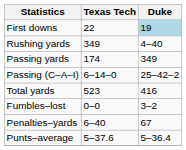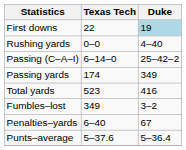(92, 43) 349 -> (92, 43) 0–0
rows swapped: (43, 75) <-> (38, 59)
(92, 106) 0–0 -> (92, 106) 349
